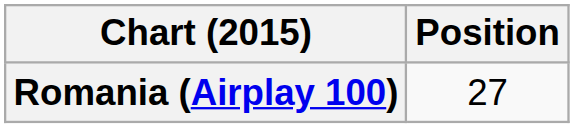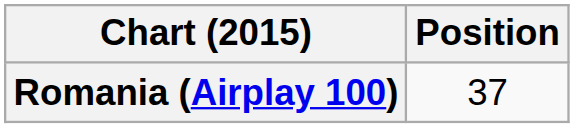(488, 91) 27 -> (488, 91) 37
